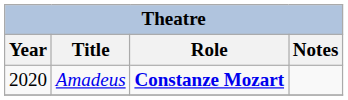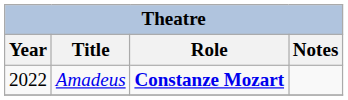(28, 79) 2020 -> (28, 79) 2022
